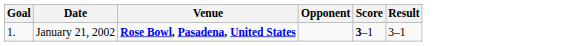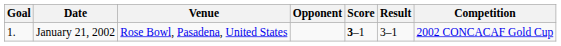+ column: (485, 13)
(208, 31) bold -> (204, 31) normal
